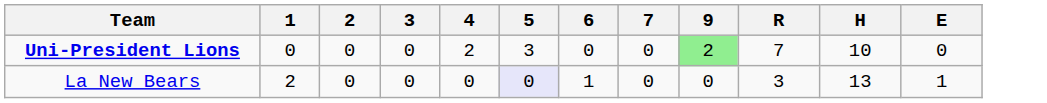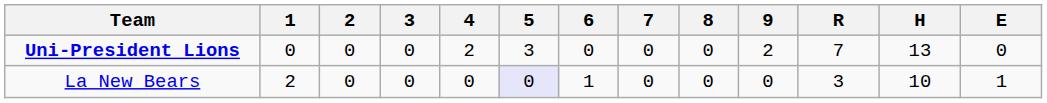+ column: (708, 20)
(708, 51) lightgreen background -> (768, 51) no background
(860, 51) 10 -> (920, 51) 13
(860, 82) 13 -> (920, 82) 10
